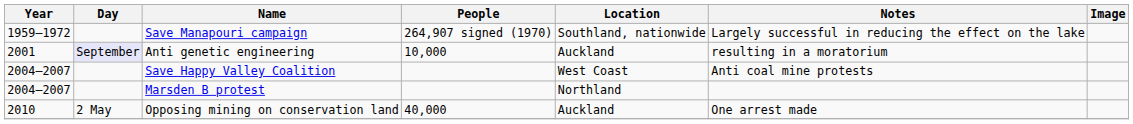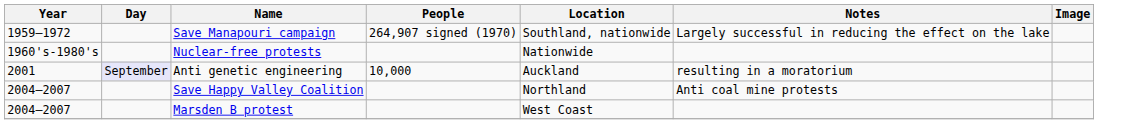+ row: (247, 52)
(593, 71) West Coast -> (554, 90) Northland
(590, 90) Northland -> (558, 109) West Coast
- row: (272, 109)
